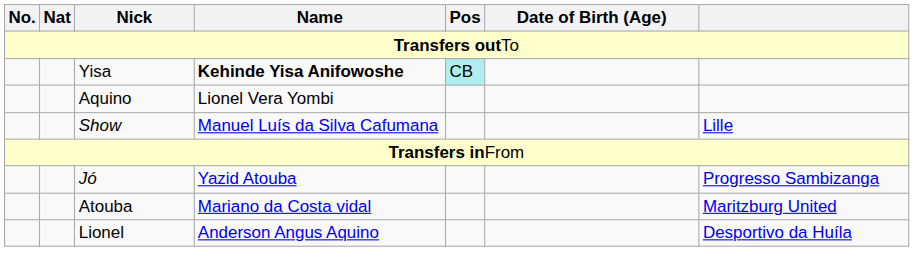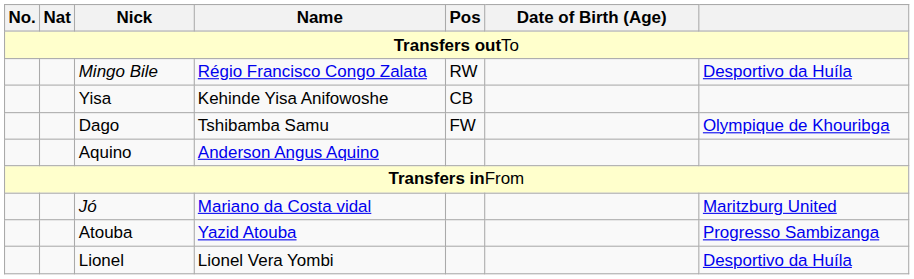+ row: (118, 71)
(301, 71) bold -> (293, 98) normal
(461, 71) paleturquoise background -> (461, 98) no background
+ row: (99, 125)
(266, 98) Lionel Vera Yombi -> (288, 152) Anderson Angus Aquino
- row: (100, 125)
(247, 179) Yazid Atouba -> (285, 206) Mariano da Costa vidal
(791, 179) Progresso Sambizanga -> (770, 206) Maritzburg United
(285, 206) Mariano da Costa vidal -> (247, 233) Yazid Atouba
(770, 206) Maritzburg United -> (791, 233) Progresso Sambizanga
(288, 233) Anderson Angus Aquino -> (266, 260) Lionel Vera Yombi
